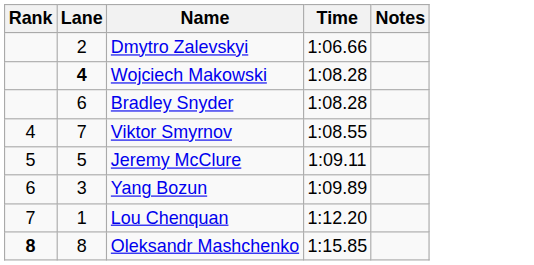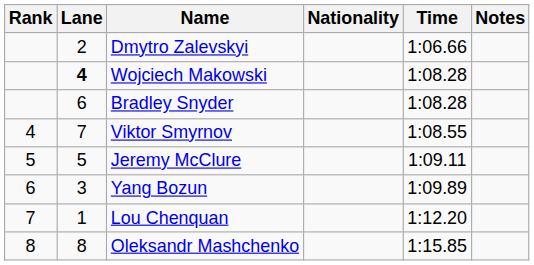+ column: (353, 18)
(31, 246) bold -> (31, 246) normal
